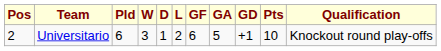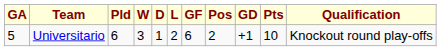columns swapped: (19, 14) <-> (222, 14)
